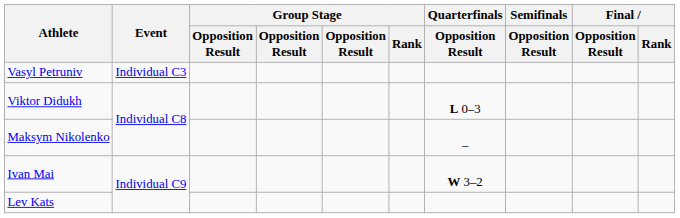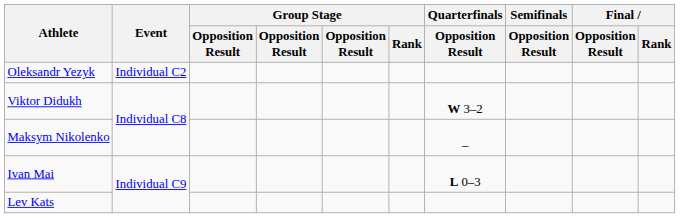+ row: (51, 72)
- row: (45, 72)
(465, 109) L 0–3 -> (465, 109) W 3–2
(465, 181) W 3–2 -> (465, 181) L 0–3
